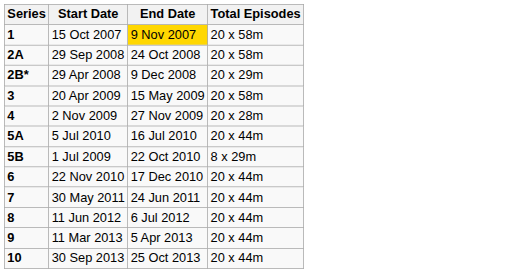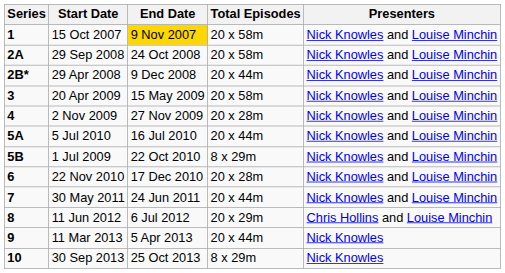+ column: (402, 14)
(237, 75) 20 x 29m -> (237, 75) 20 x 44m
(237, 177) 20 x 44m -> (237, 177) 20 x 28m
(237, 217) 20 x 44m -> (237, 217) 20 x 29m
(237, 258) 20 x 44m -> (233, 258) 8 x 29m
